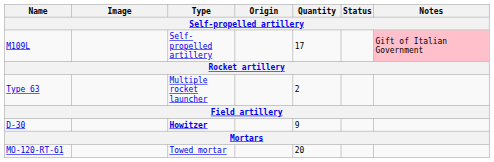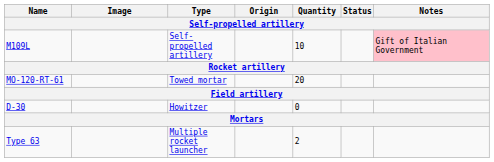(299, 46) 17 -> (299, 46) 10
rows swapped: (23, 90) <-> (35, 151)
(188, 125) bold -> (188, 107) normal
(297, 125) 9 -> (297, 107) 0
